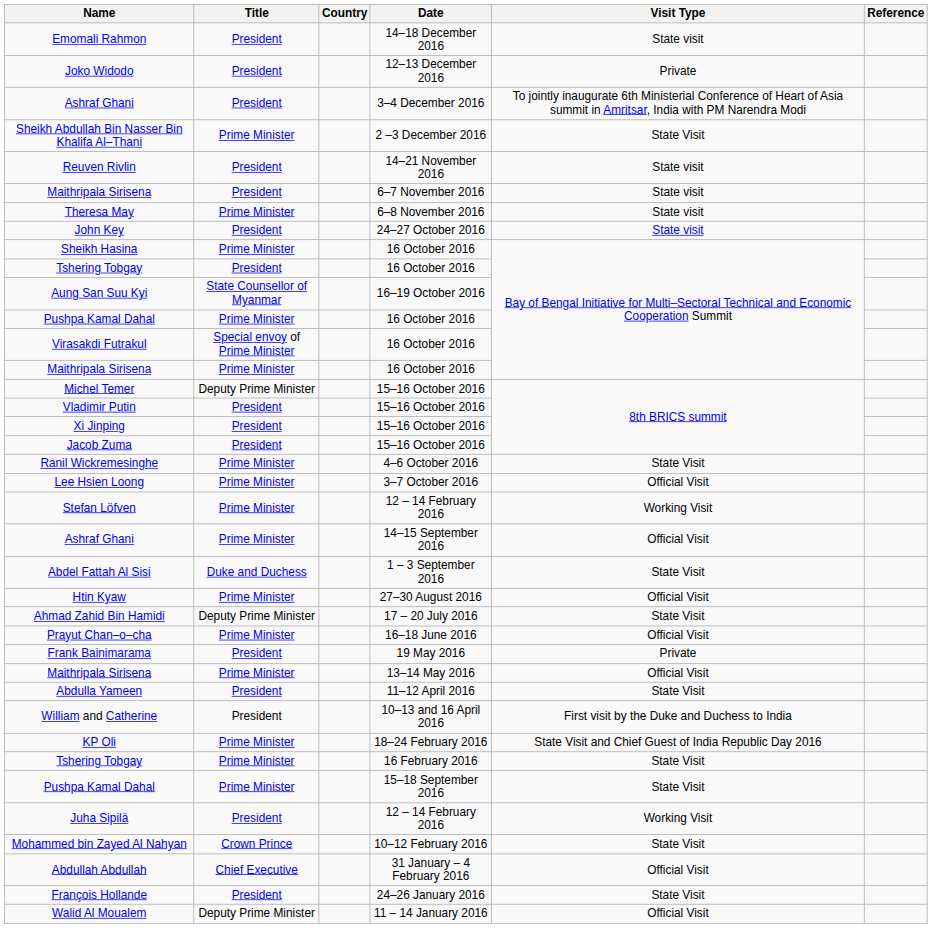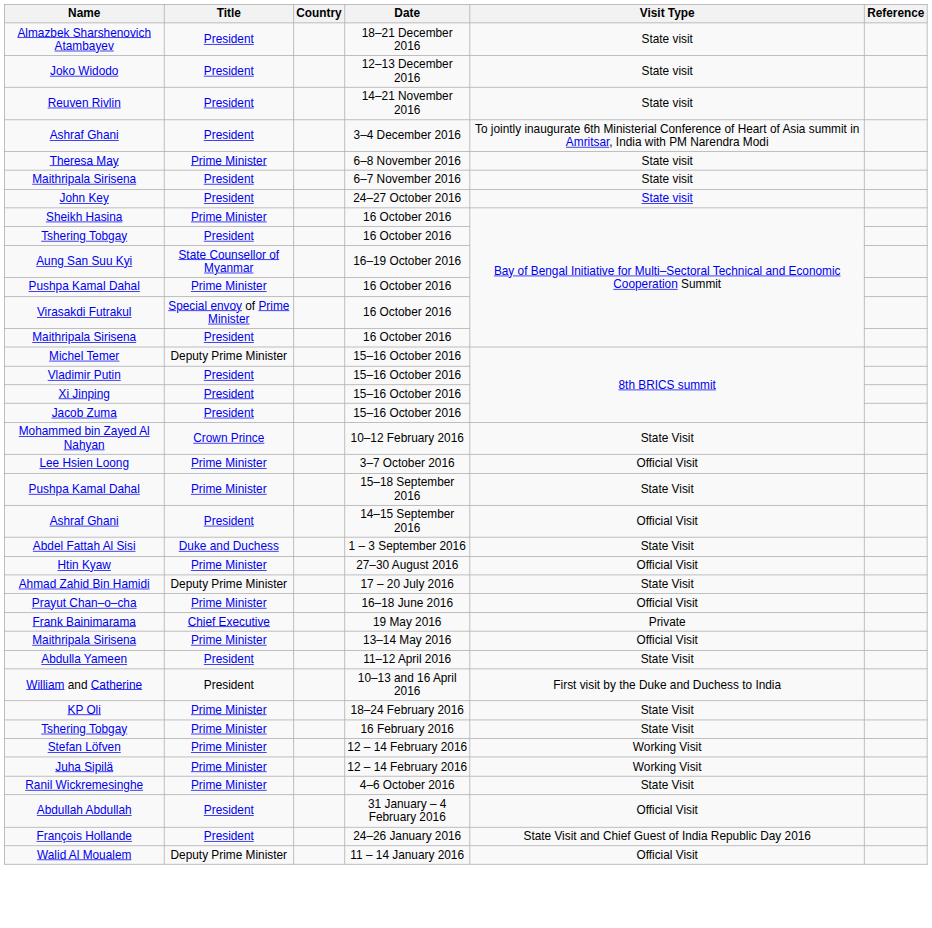+ row: (84, 39)
- row: (99, 39)
(678, 71) Private -> (667, 71) State visit
rows swapped: (99, 103) <-> (99, 167)
- row: (99, 135)
rows swapped: (99, 193) <-> (99, 211)
(257, 370) Prime Minister -> (229, 337) President
rows swapped: (99, 463) <-> (99, 844)
rows swapped: (99, 786) <-> (99, 508)
(257, 540) Prime Minister -> (229, 521) President
(257, 654) President -> (229, 621) Chief Executive
(678, 742) State Visit and Chief Guest of India Republic Day 2016 -> (667, 710) State Visit
(257, 818) President -> (229, 766) Prime Minister
(257, 869) Chief Executive -> (229, 810) President
(678, 895) State Visit -> (667, 836) State Visit and Chief Guest of India Republic Day 2016
